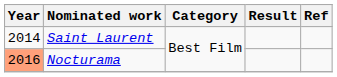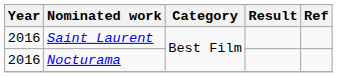(24, 38) 2014 -> (24, 38) 2016
(24, 60) lightsalmon background -> (24, 60) no background
